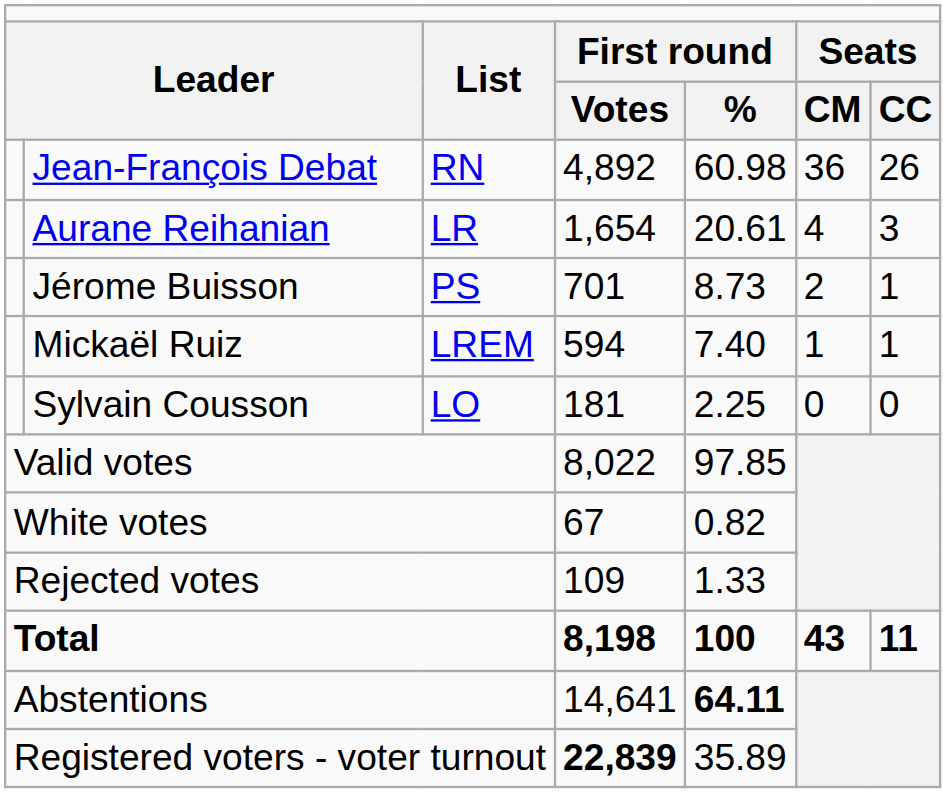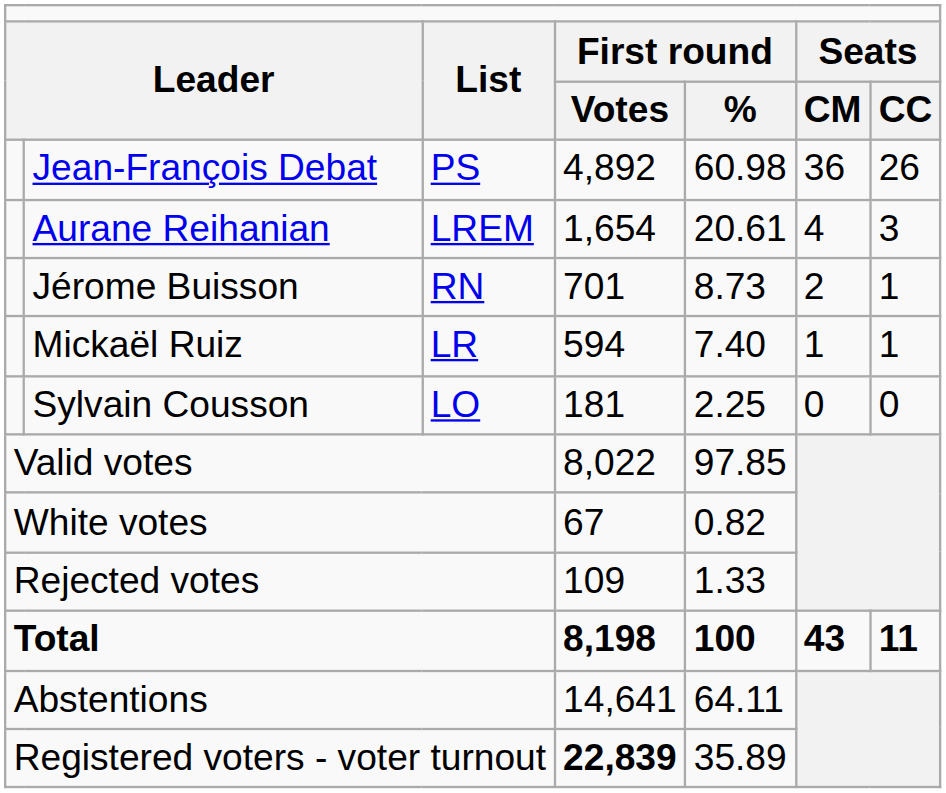(458, 168) RN -> (455, 168) PS
(454, 227) LR -> (482, 227) LREM
(455, 286) PS -> (458, 286) RN
(482, 345) LREM -> (454, 345) LR
(739, 698) bold -> (739, 698) normal
